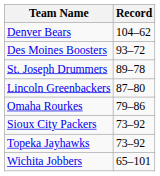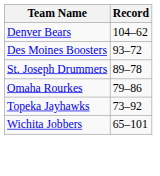- row: (59, 87)
- row: (52, 124)
